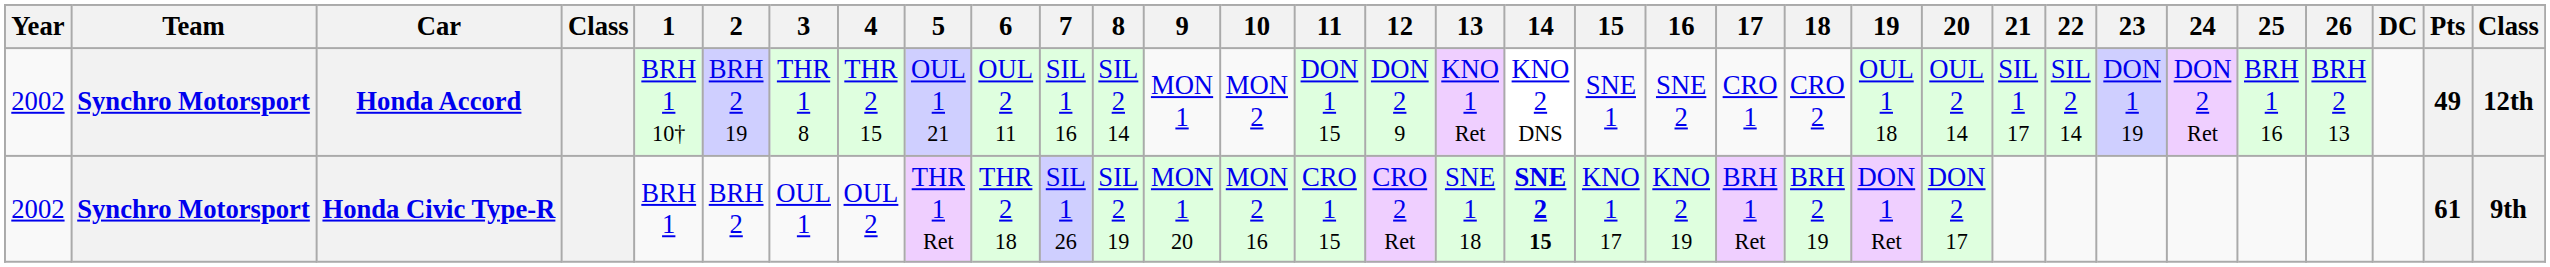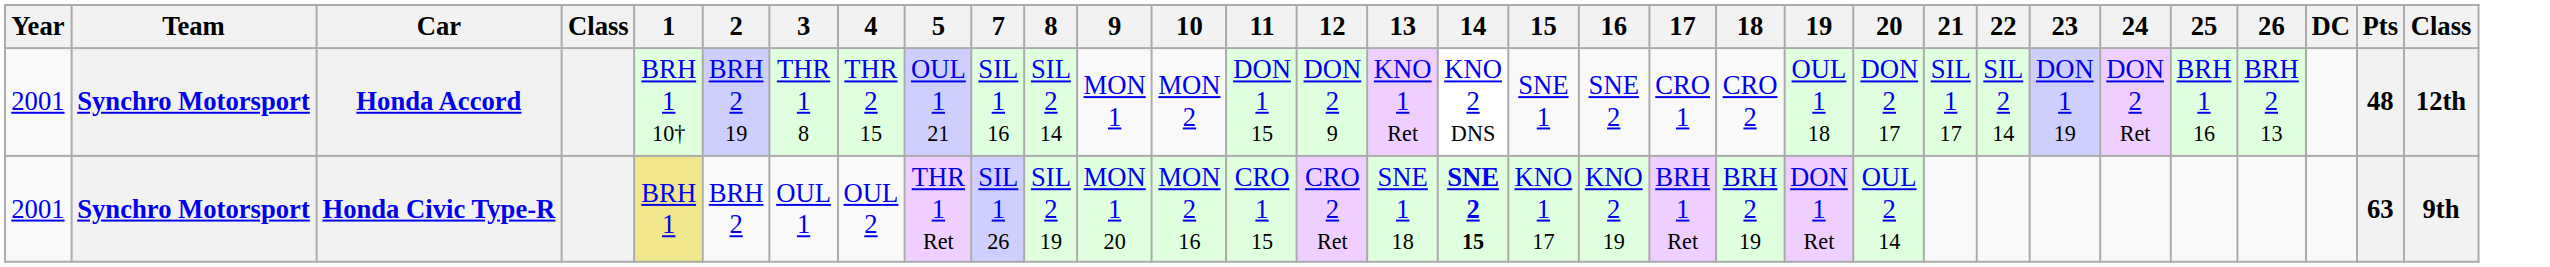- column: (1006, 26)
(38, 101) 2002 -> (38, 101) 2001
(1957, 100) OUL 2 14 -> (1889, 100) DON 2 17
(2448, 101) 49 -> (2380, 101) 48
(38, 208) 2002 -> (38, 208) 2001
(669, 208) no background -> (669, 208) khaki background
(1957, 207) DON 2 17 -> (1889, 207) OUL 2 14
(2448, 208) 61 -> (2380, 208) 63
